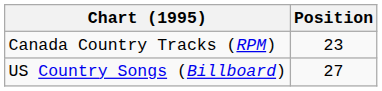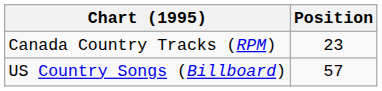(334, 72) 27 -> (334, 72) 57
